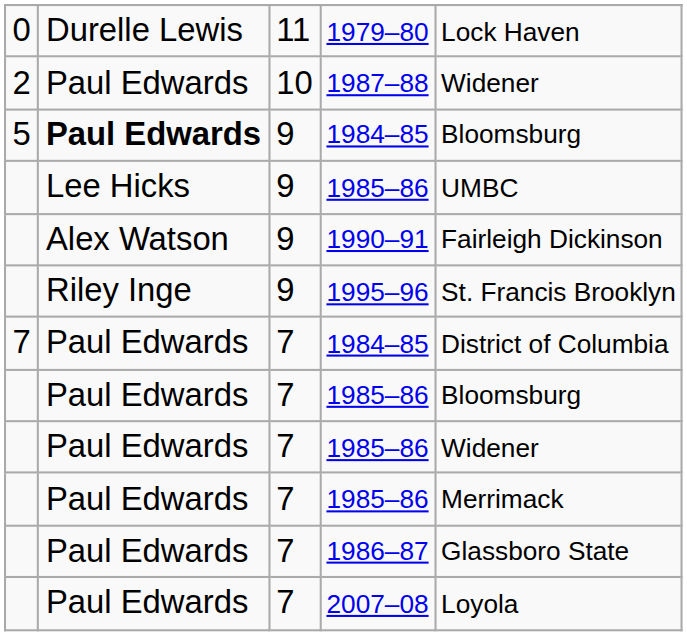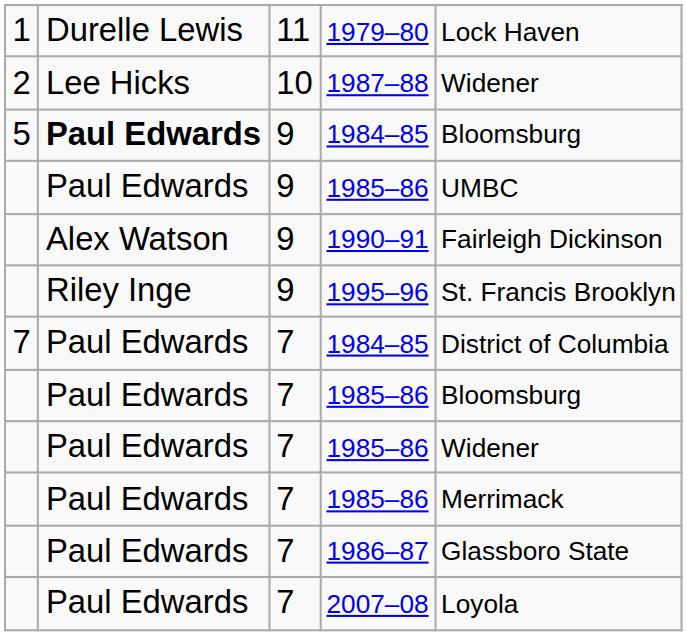(22, 30) 0 -> (22, 30) 1
(147, 82) Paul Edwards -> (118, 82) Lee Hicks
(118, 186) Lee Hicks -> (147, 186) Paul Edwards
